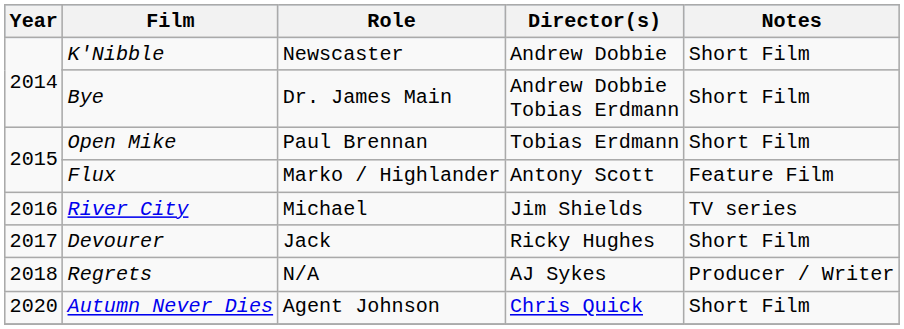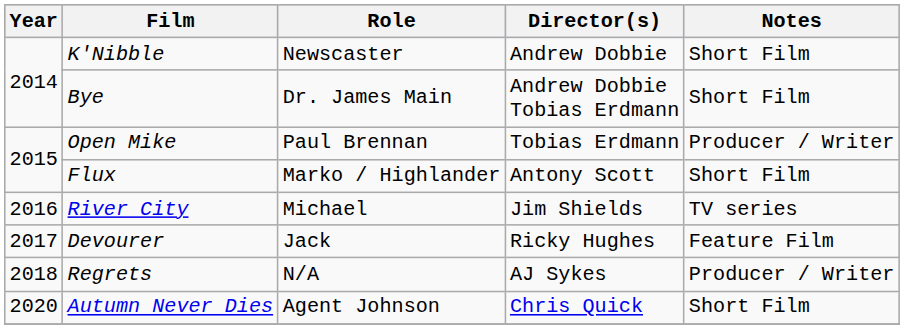(749, 143) Short Film -> (792, 143) Producer / Writer
(761, 176) Feature Film -> (749, 176) Short Film
(749, 241) Short Film -> (761, 241) Feature Film
